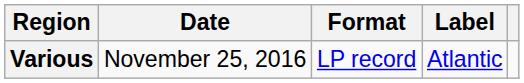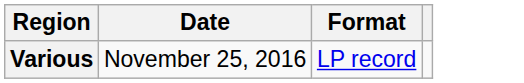- column: (465, 22)
